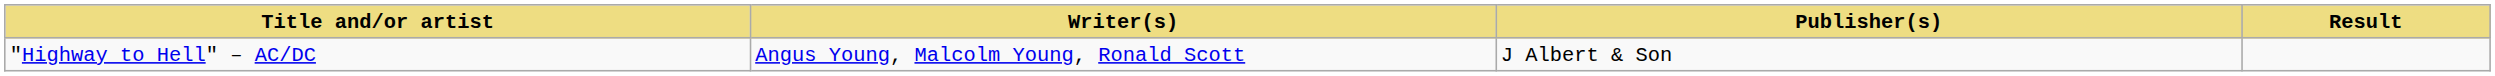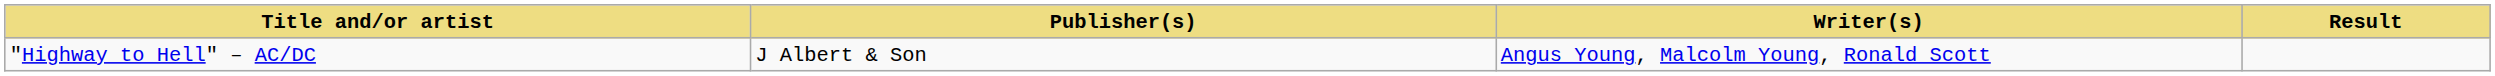columns swapped: (1123, 21) <-> (1869, 21)
